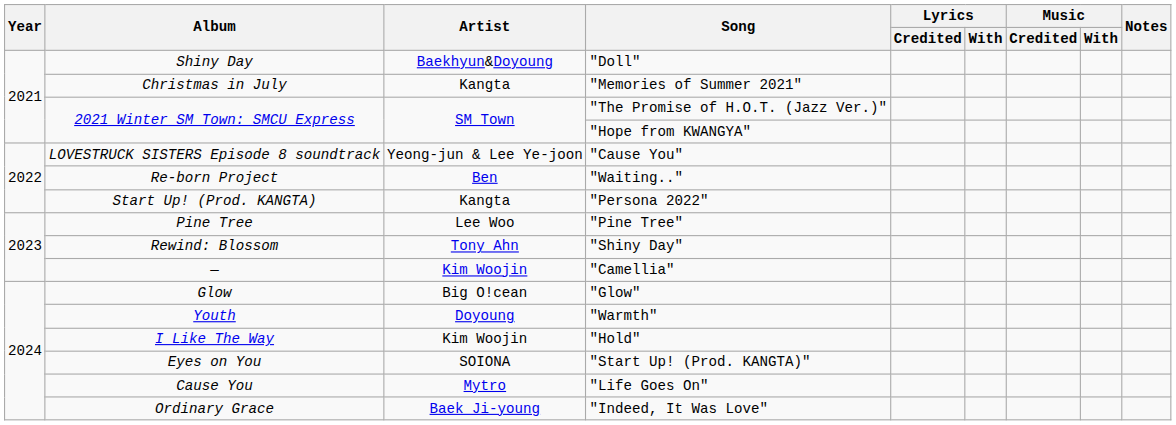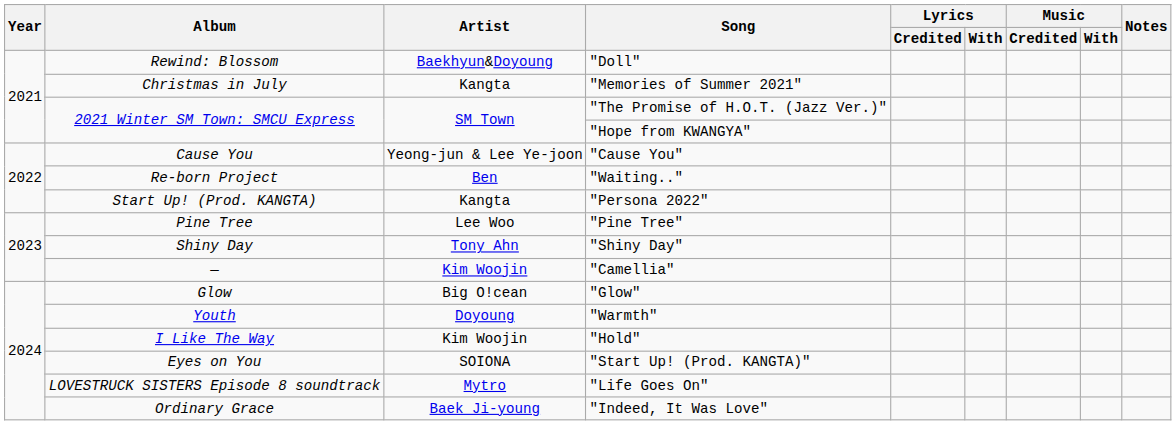(215, 62) Shiny Day -> (215, 62) Rewind: Blossom
(215, 155) LOVESTRUCK SISTERS Episode 8 soundtrack -> (215, 155) Cause You
(215, 247) Rewind: Blossom -> (215, 247) Shiny Day
(215, 386) Cause You -> (215, 386) LOVESTRUCK SISTERS Episode 8 soundtrack
